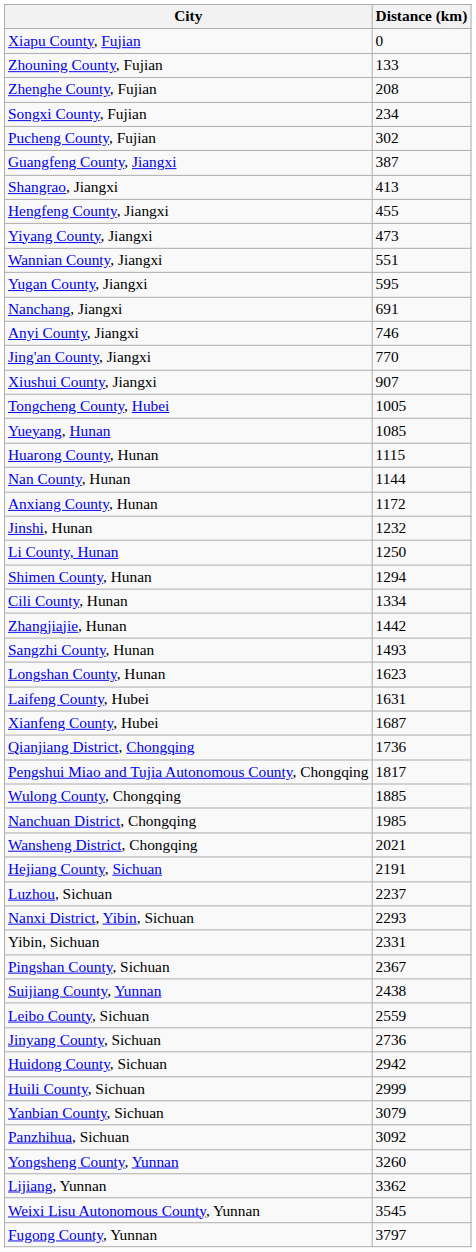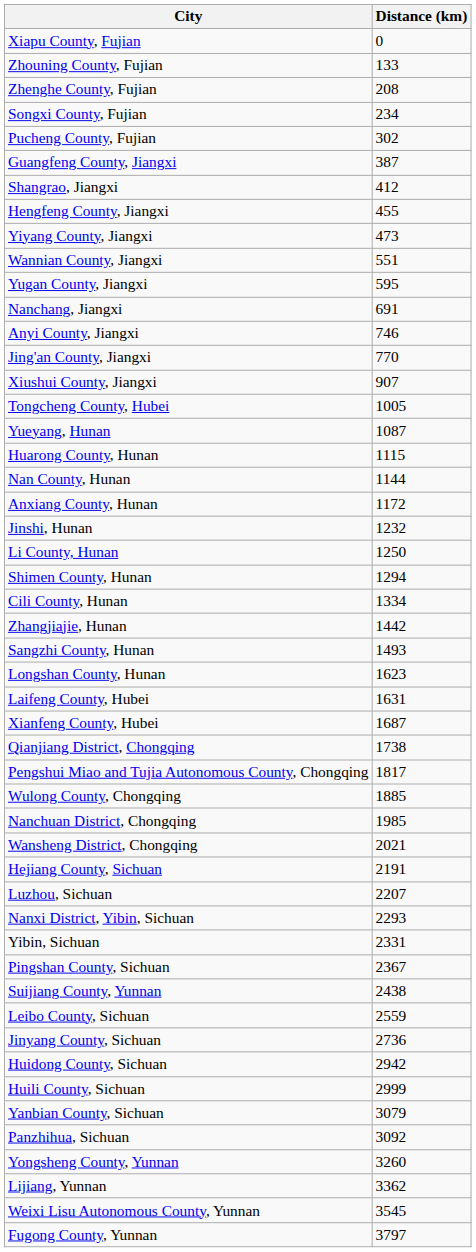(387, 187) 413 -> (387, 187) 412
(391, 430) 1085 -> (391, 430) 1087
(391, 747) 1736 -> (391, 747) 1738
(391, 893) 2237 -> (391, 893) 2207
